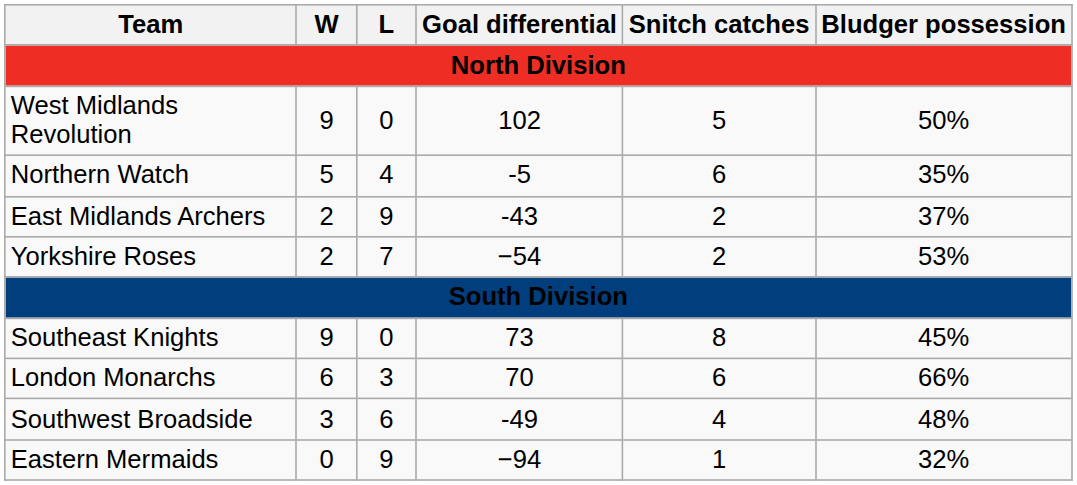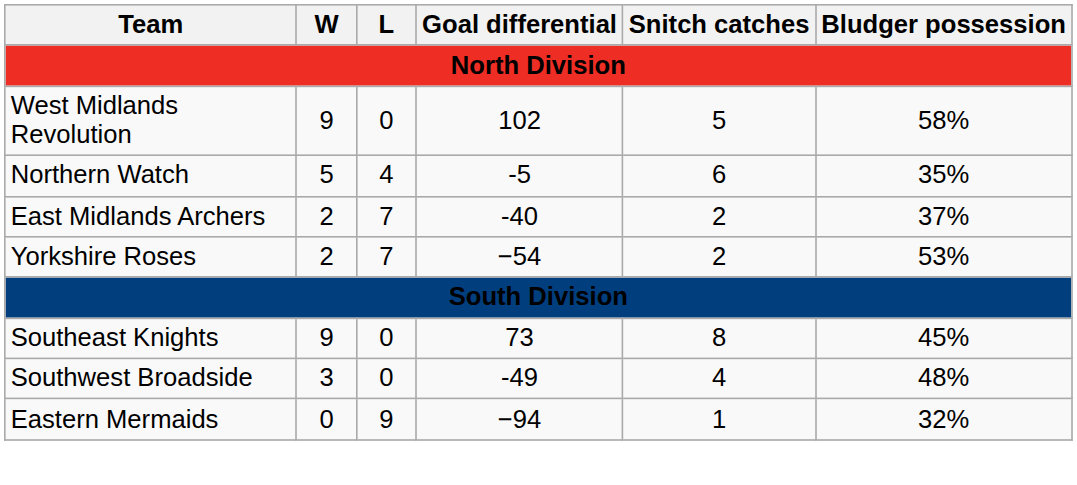(944, 120) 50% -> (944, 120) 58%
(386, 216) 9 -> (386, 216) 7
(520, 216) -43 -> (520, 216) -40
- row: (113, 378)
(386, 418) 6 -> (386, 378) 0
